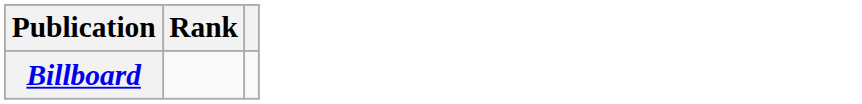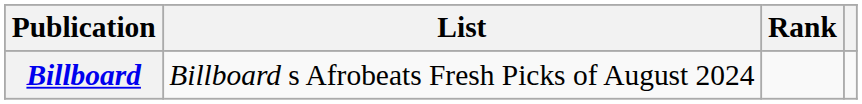+ column: (462, 27)
